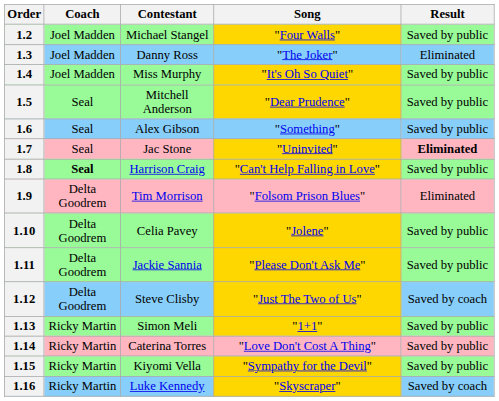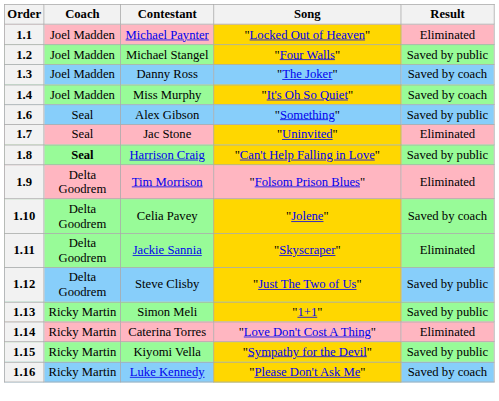+ row: (24, 34)
(447, 54) Eliminated -> (447, 74) Saved by coach
(447, 74) Saved by public -> (447, 94) Saved by coach
- row: (24, 101)
(447, 149) bold -> (447, 134) normal
(447, 230) Saved by public -> (447, 216) Saved by coach
(307, 264) "Please Don't Ask Me" -> (307, 250) "Skyscraper"
(447, 264) Saved by public -> (447, 250) Eliminated
(447, 299) Saved by coach -> (447, 284) Saved by public
(447, 346) Saved by public -> (447, 332) Eliminated
(307, 386) "Skyscraper" -> (307, 372) "Please Don't Ask Me"
